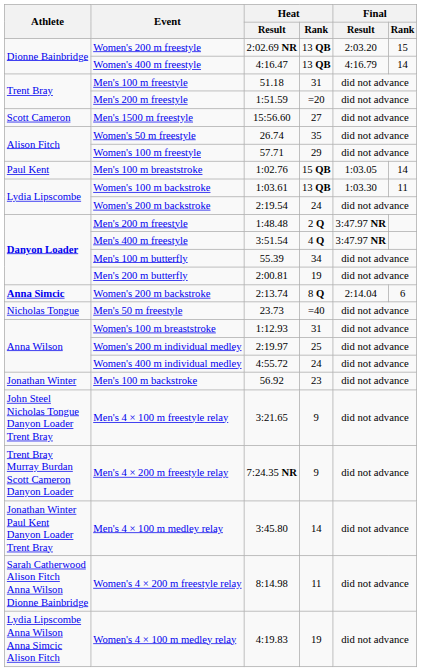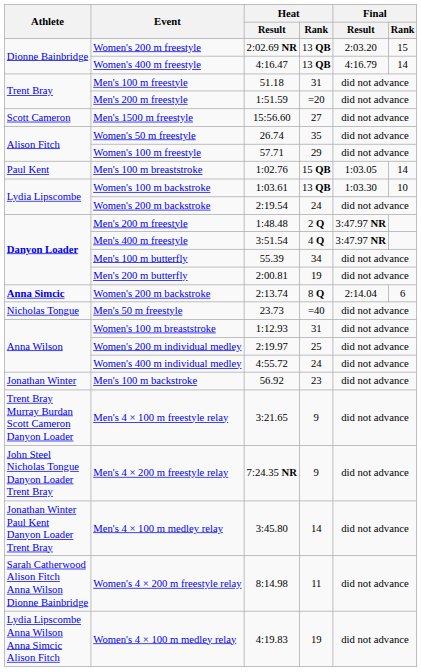(403, 188) 11 -> (403, 188) 10
(43, 418) John Steel Nicholas Tongue Danyon Loader Trent Bray -> (40, 418) Trent Bray Murray Burdan Scott Cameron Danyon Loader
(40, 473) Trent Bray Murray Burdan Scott Cameron Danyon Loader -> (43, 473) John Steel Nicholas Tongue Danyon Loader Trent Bray
